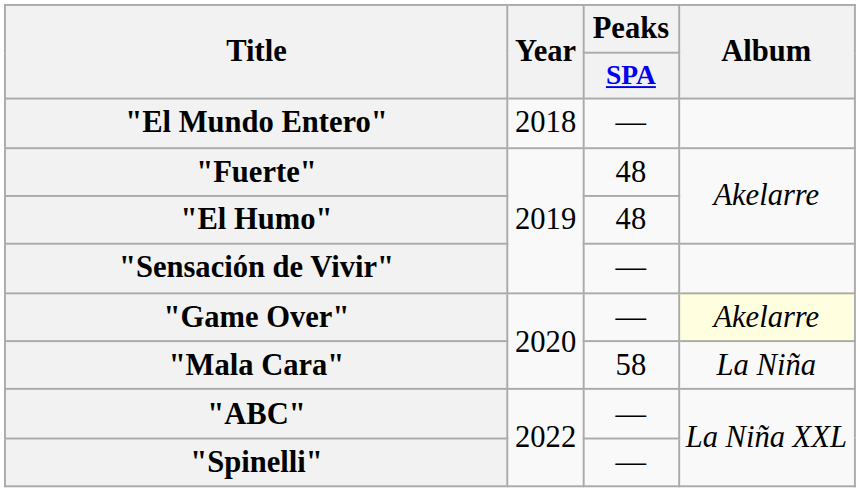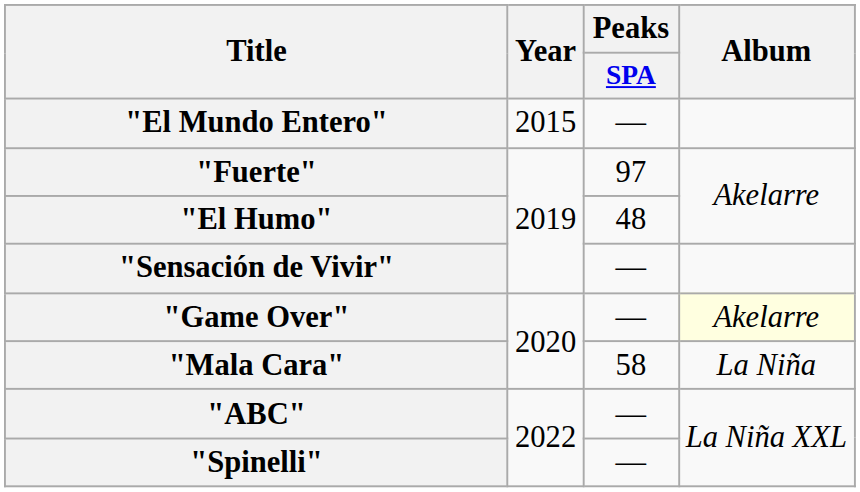(546, 122) 2018 -> (546, 122) 2015
(631, 171) 48 -> (631, 171) 97
